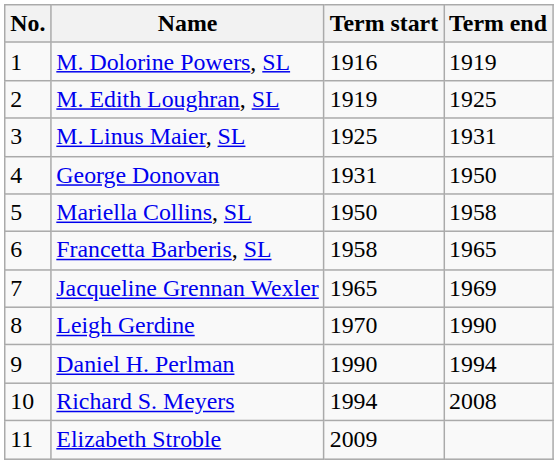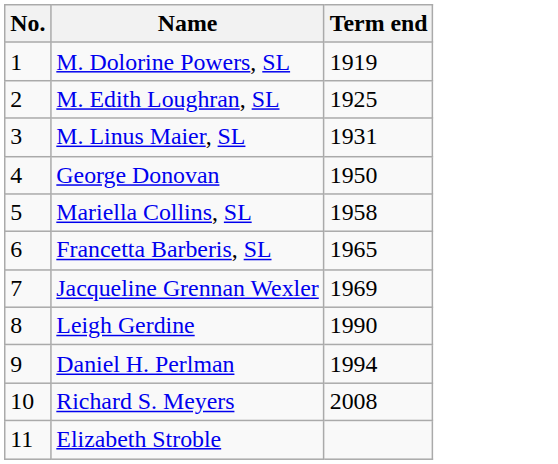- column: (384, 23)
